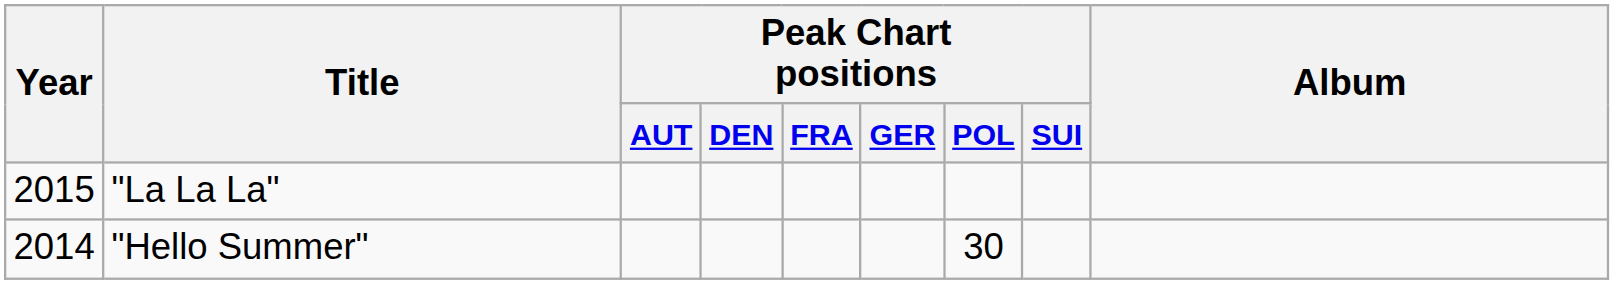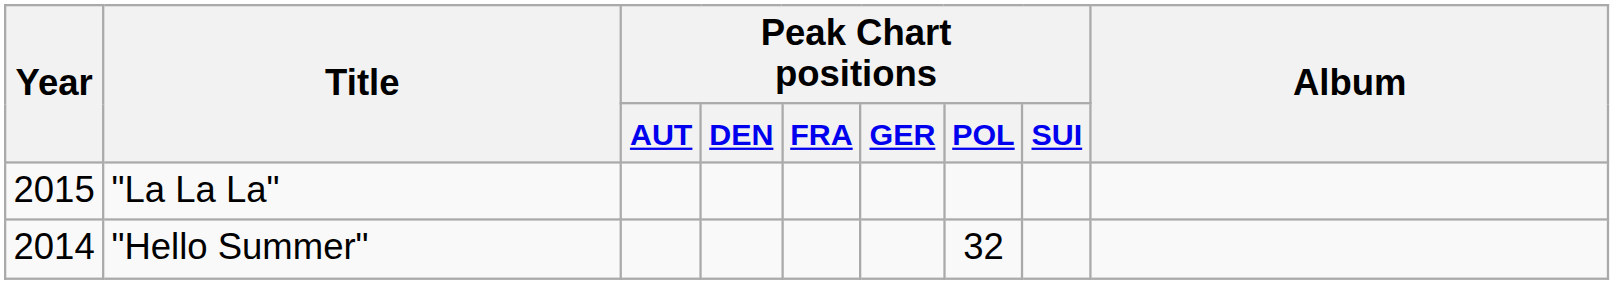(983, 248) 30 -> (983, 248) 32
